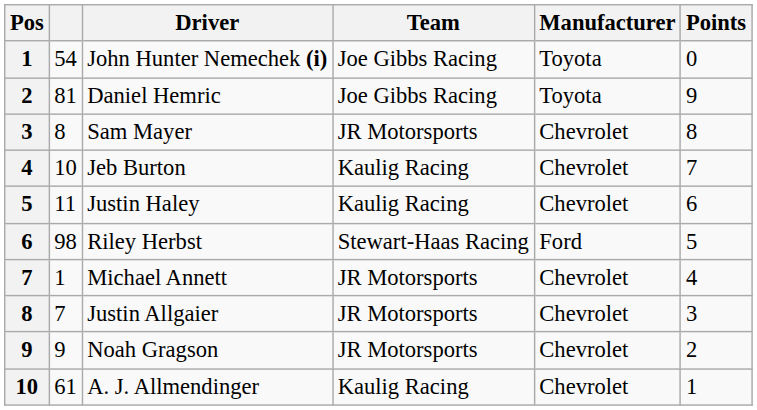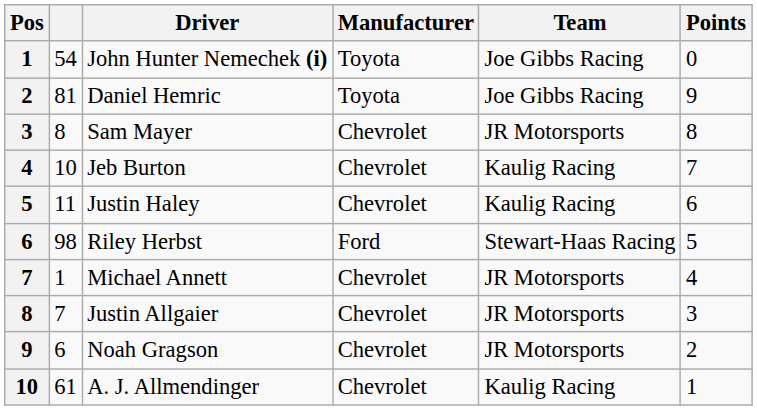columns swapped: (433, 22) <-> (607, 22)
(60, 349) 9 -> (60, 349) 6
